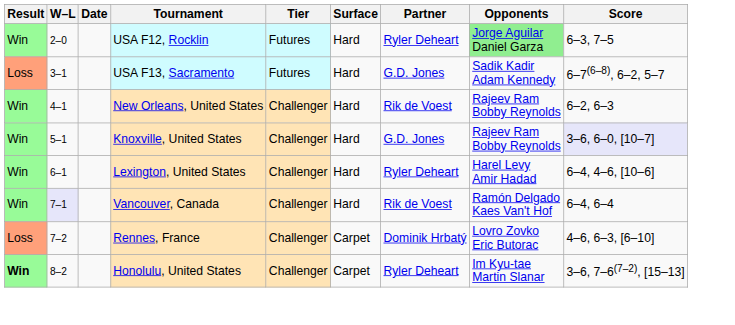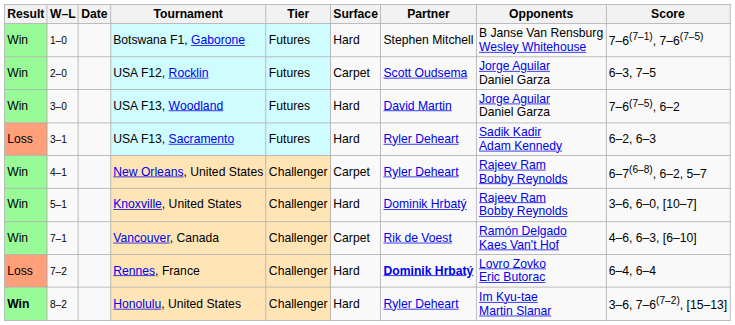+ row: (179, 40)
(346, 40) Hard -> (352, 73) Carpet
(421, 40) Ryler Deheart -> (425, 73) Scott Oudsema
(508, 40) lightgreen background -> (515, 73) no background
+ row: (168, 106)
(414, 73) G.D. Jones -> (421, 139) Ryler Deheart
(615, 73) 6–7(6–8), 6–2, 5–7 -> (632, 139) 6–2, 6–3
(346, 106) Hard -> (352, 172) Carpet
(418, 106) Rik de Voest -> (421, 172) Ryler Deheart
(590, 106) 6–2, 6–3 -> (658, 172) 6–7(6–8), 6–2, 5–7
(414, 139) G.D. Jones -> (425, 205) Dominik Hrbatý
(610, 139) lavender background -> (653, 205) no background
- row: (179, 172)
(58, 205) lavender background -> (58, 238) no background
(346, 205) Hard -> (352, 238) Carpet
(590, 205) 6–4, 6–4 -> (653, 238) 4–6, 6–3, [6–10]
(352, 238) Carpet -> (346, 271) Hard
(425, 238) normal -> (428, 271) bold
(610, 238) 4–6, 6–3, [6–10] -> (632, 271) 6–4, 6–4
(352, 271) Carpet -> (346, 303) Hard
